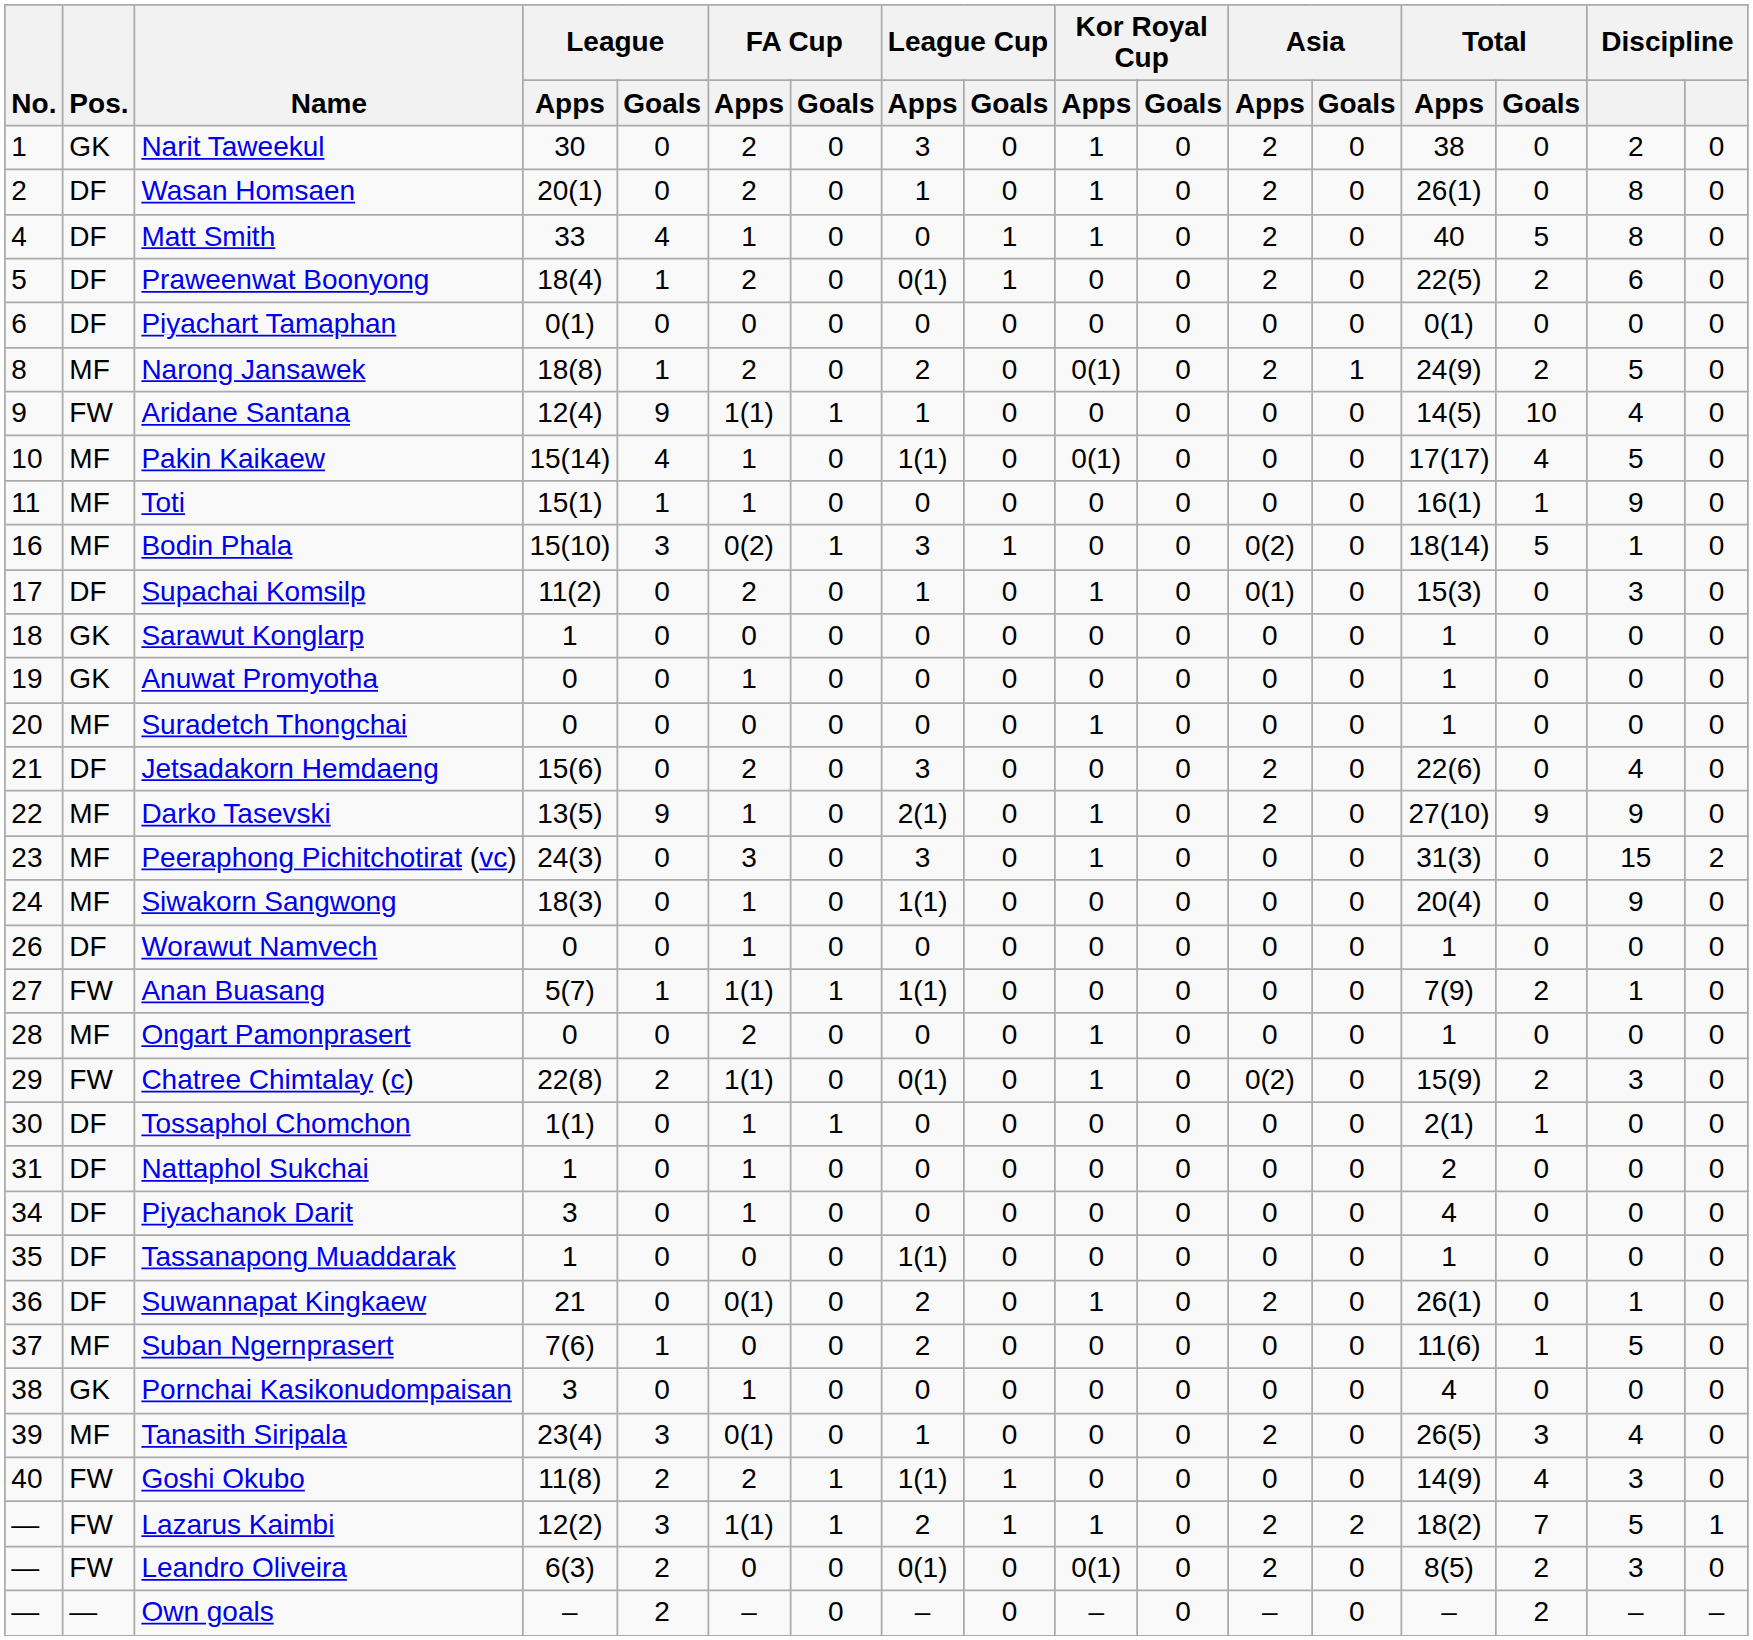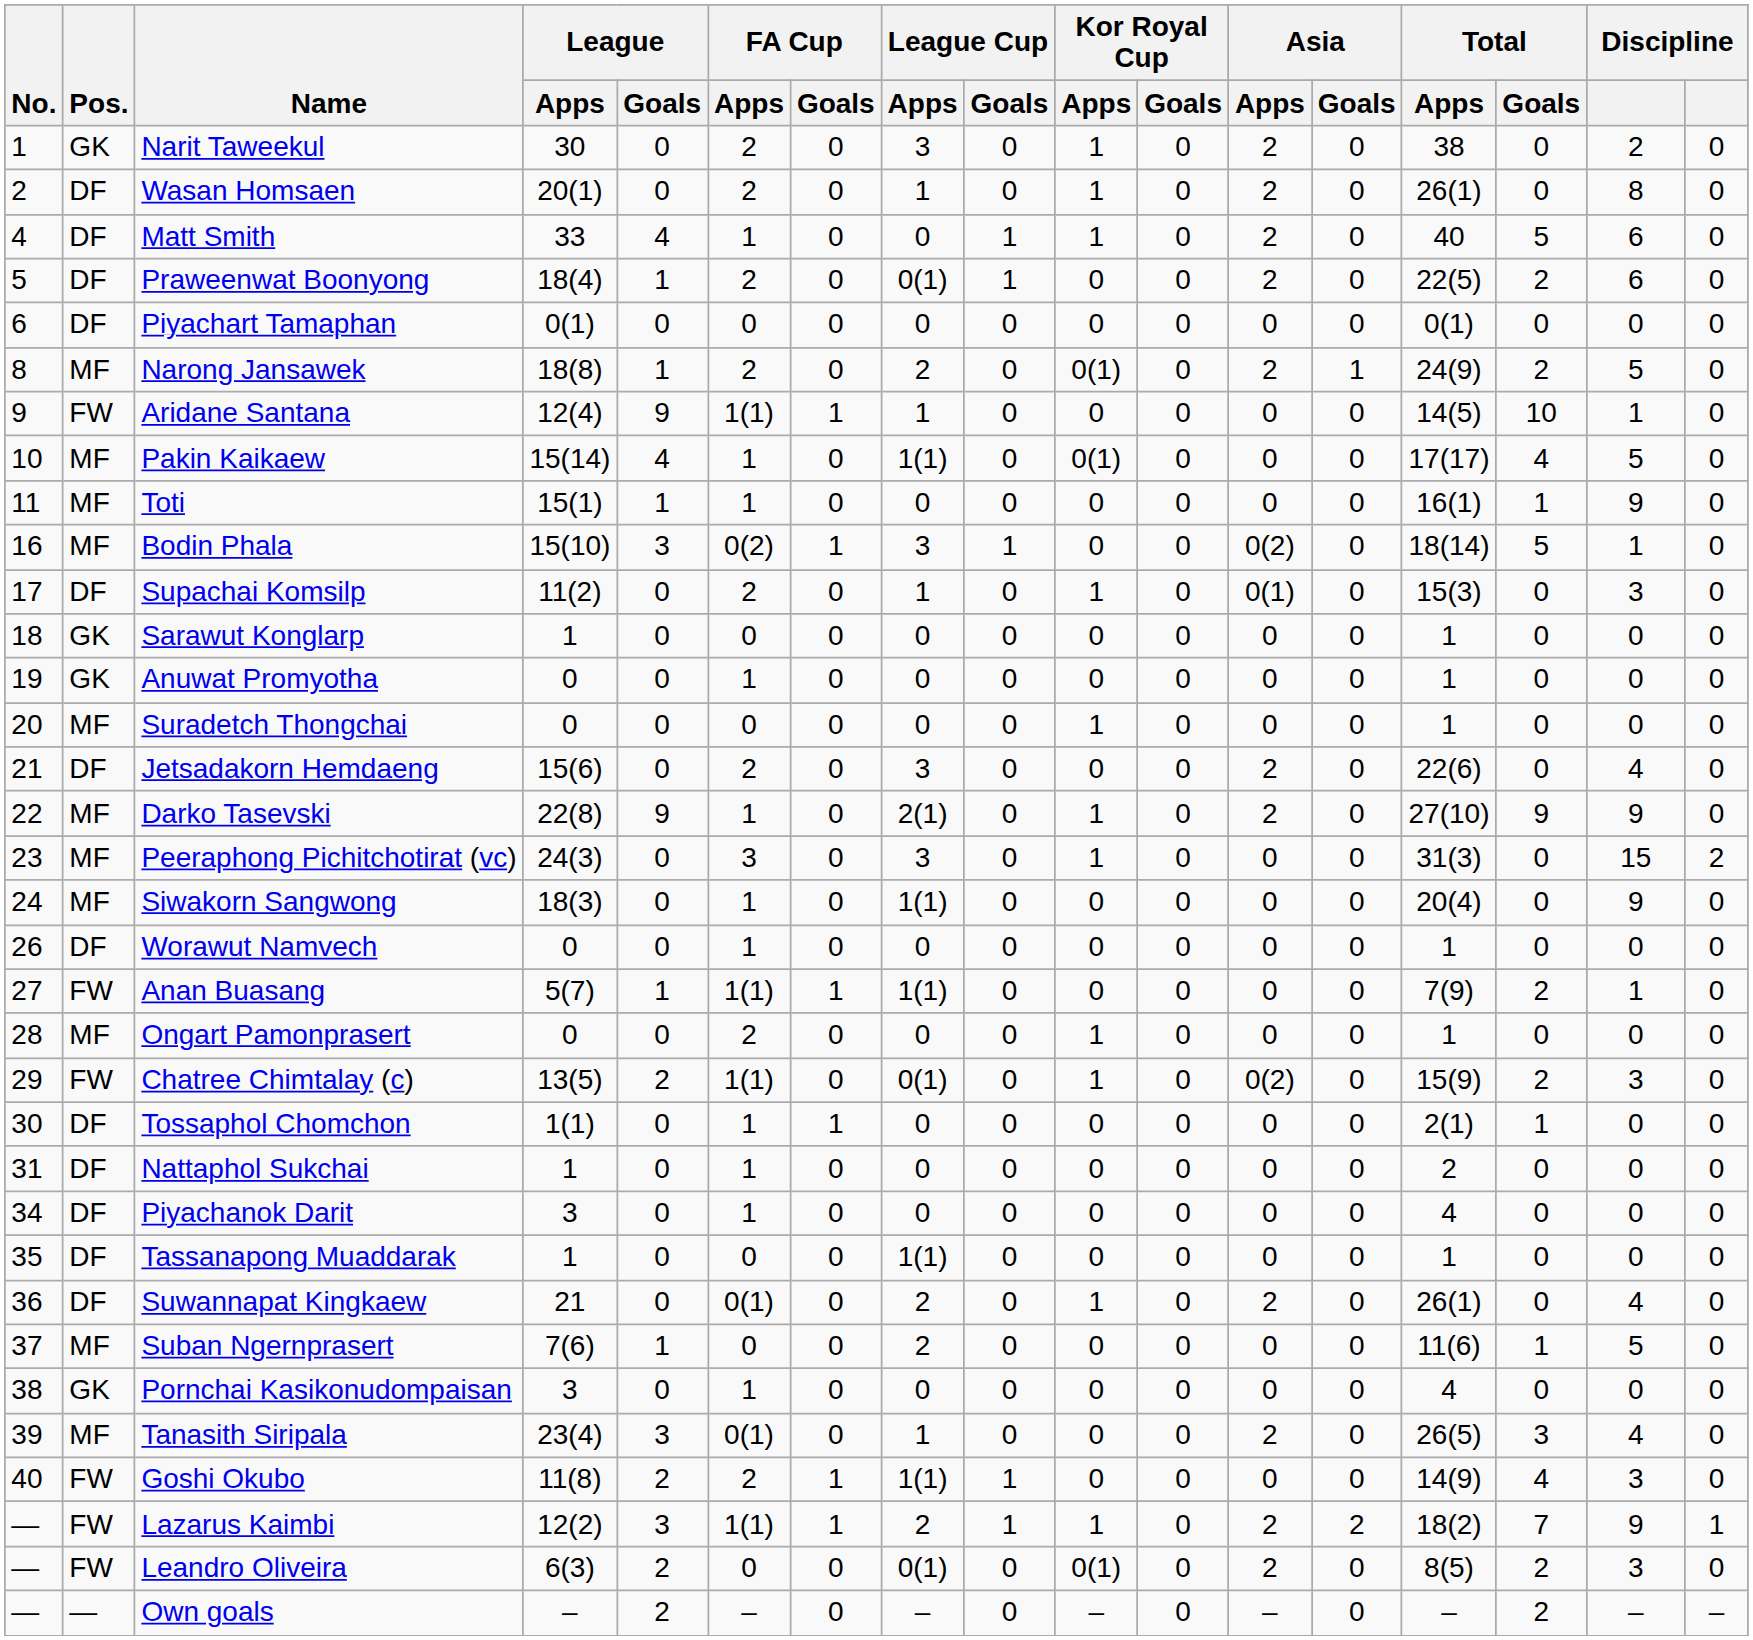(1636, 235) 8 -> (1636, 235) 6
(1636, 413) 4 -> (1636, 413) 1
(570, 813) 13(5) -> (570, 813) 22(8)
(570, 1079) 22(8) -> (570, 1079) 13(5)
(1636, 1301) 1 -> (1636, 1301) 4
(1636, 1523) 5 -> (1636, 1523) 9
